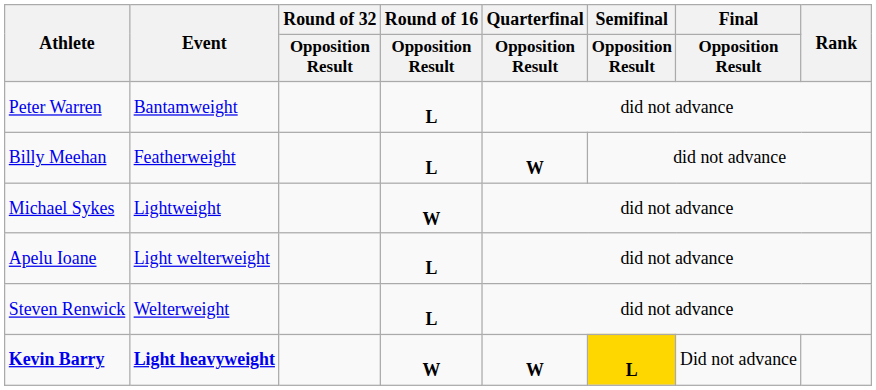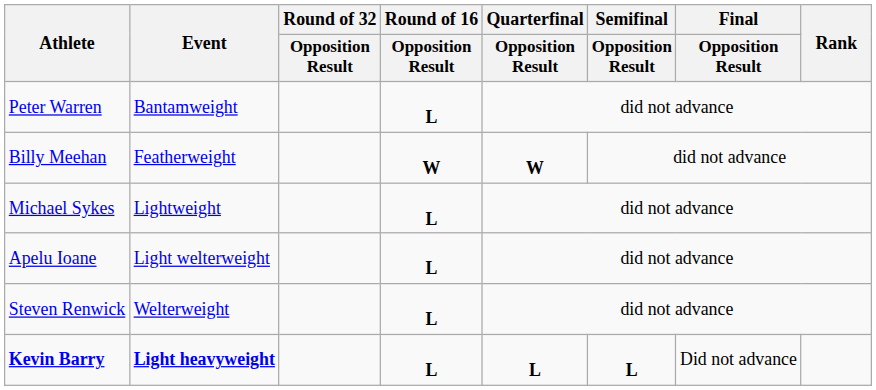(431, 168) L -> (431, 168) W
(431, 218) W -> (431, 218) L
(431, 370) W -> (431, 370) L
(535, 370) W -> (535, 370) L
(632, 370) gold background -> (632, 370) no background
